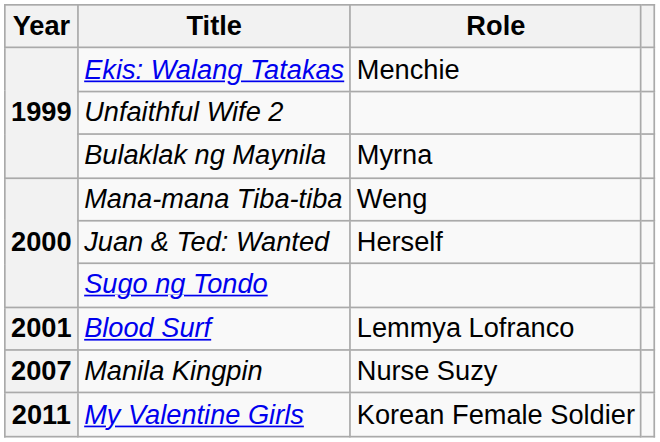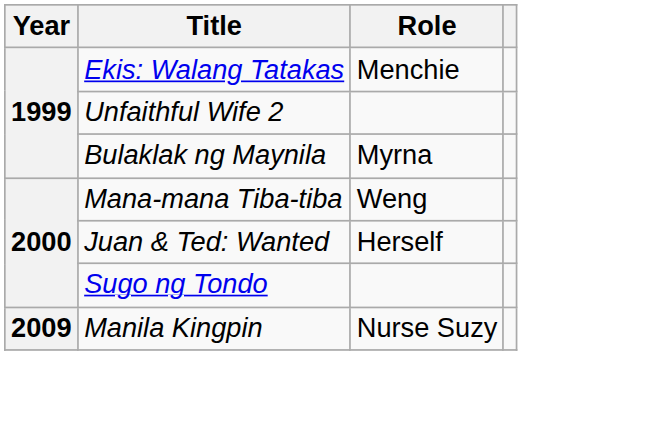- row: (148, 328)
(41, 371) 2007 -> (41, 328) 2009
- row: (194, 414)
